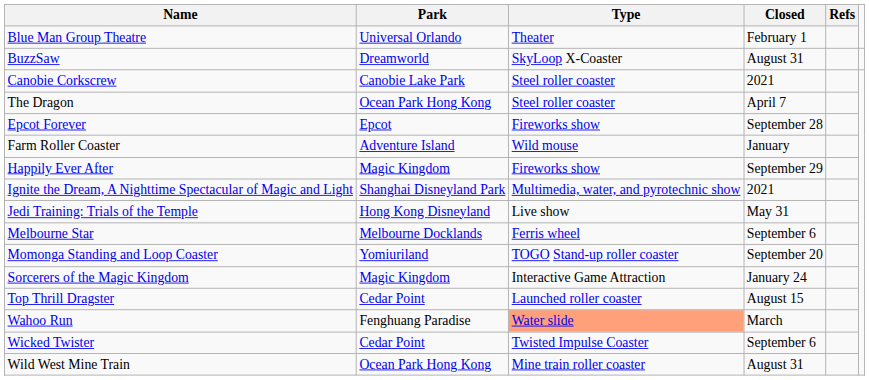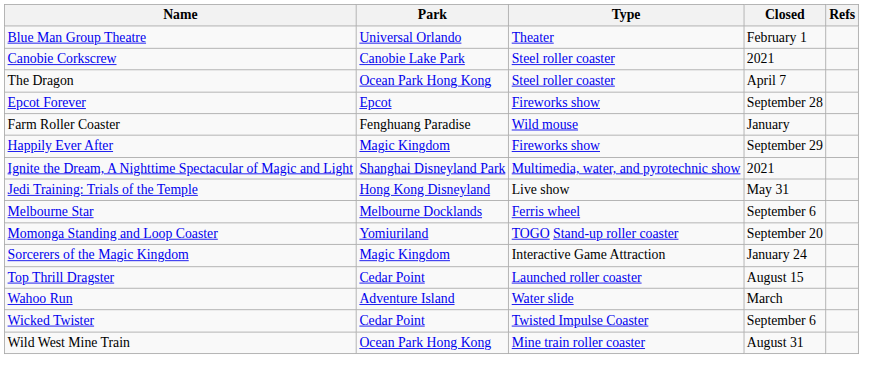- row: (34, 59)
(407, 146) Adventure Island -> (415, 124) Fenghuang Paradise
(415, 320) Fenghuang Paradise -> (407, 299) Adventure Island
(543, 320) lightsalmon background -> (543, 299) no background
